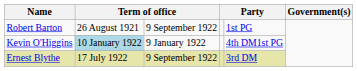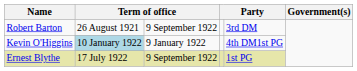(239, 27) 1st PG -> (242, 27) 3rd DM
(242, 58) 3rd DM -> (239, 58) 1st PG
